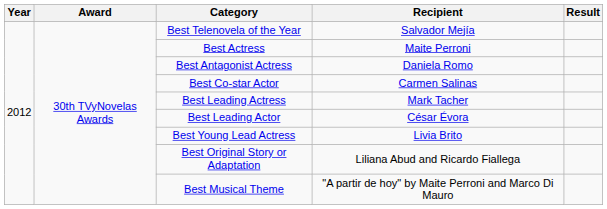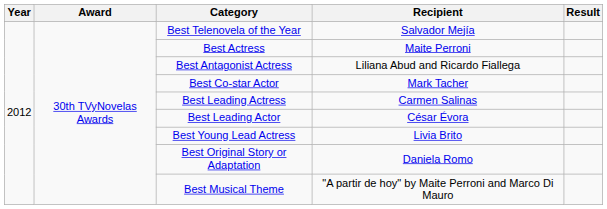(438, 65) Daniela Romo -> (438, 65) Liliana Abud and Ricardo Fiallega
(438, 83) Carmen Salinas -> (438, 83) Mark Tacher
(438, 100) Mark Tacher -> (438, 100) Carmen Salinas
(438, 159) Liliana Abud and Ricardo Fiallega -> (438, 159) Daniela Romo
